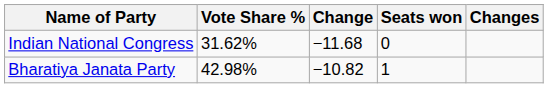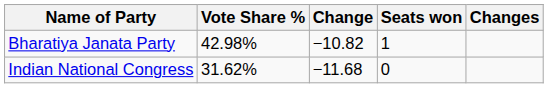rows swapped: (92, 69) <-> (101, 43)
